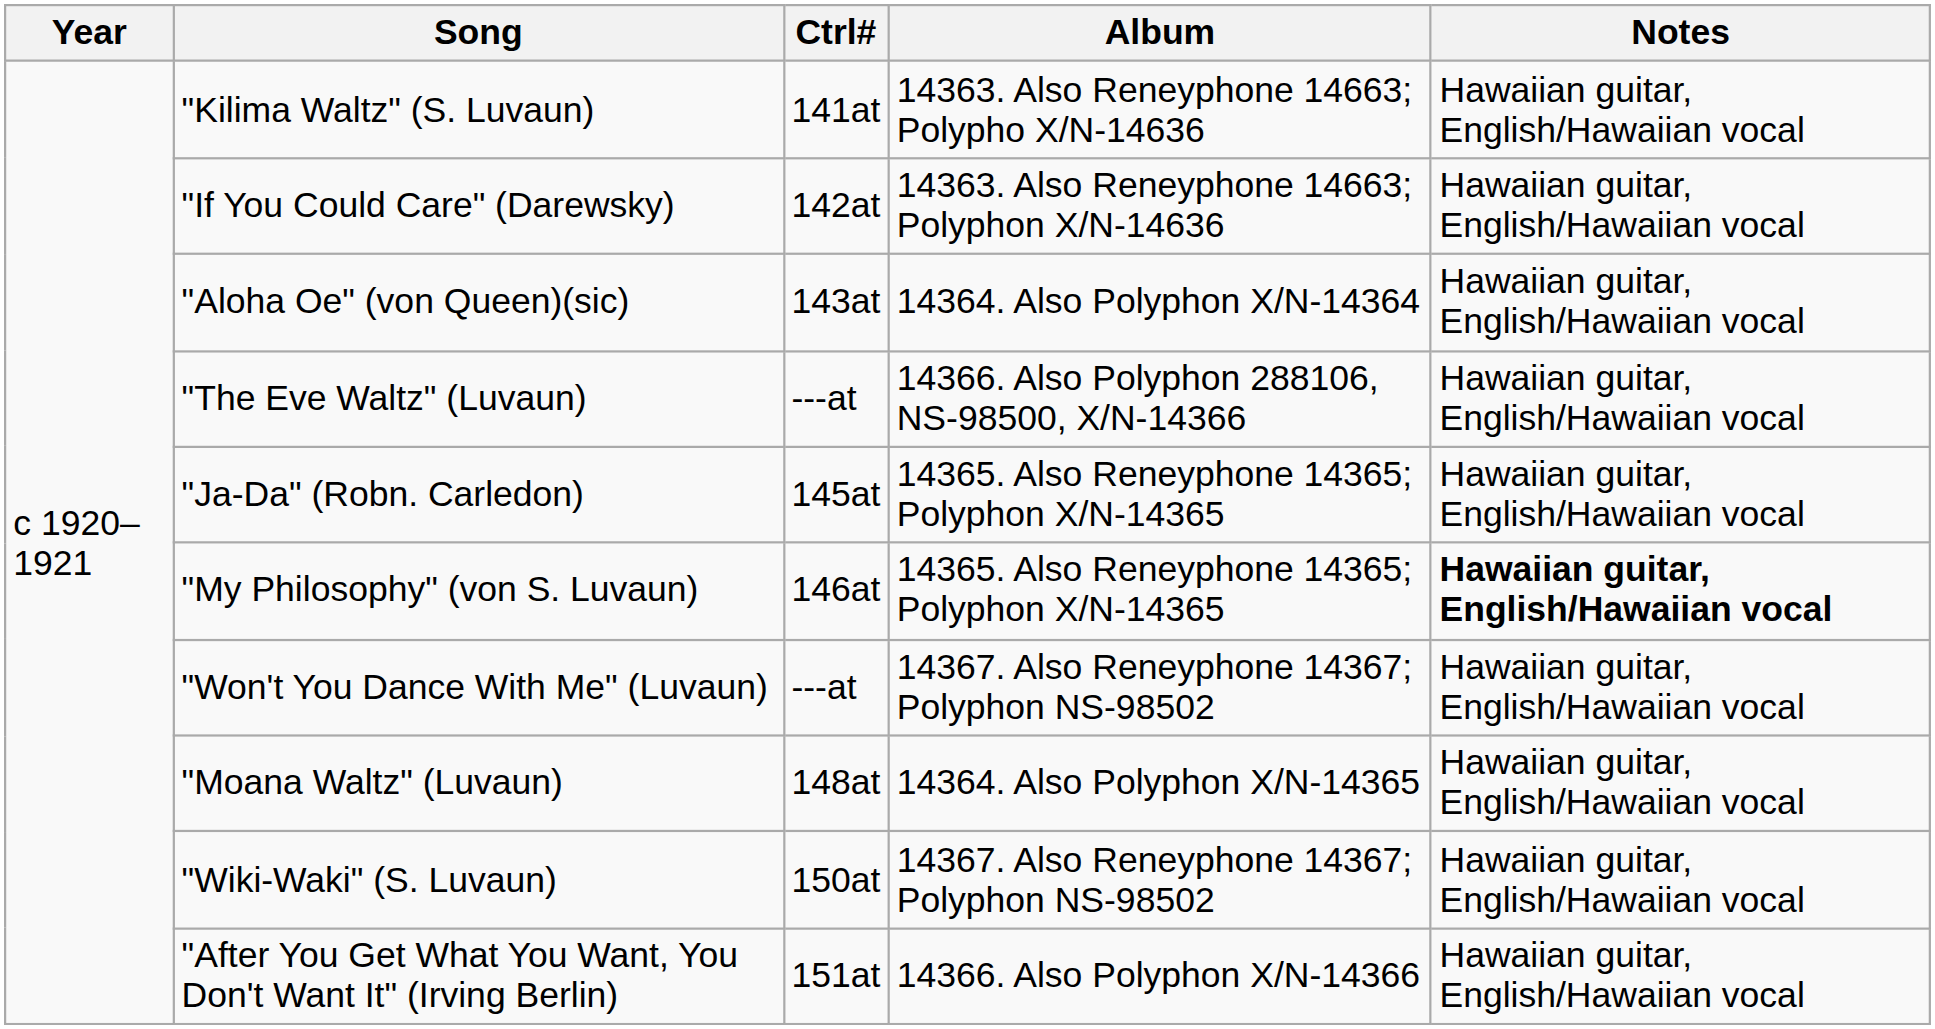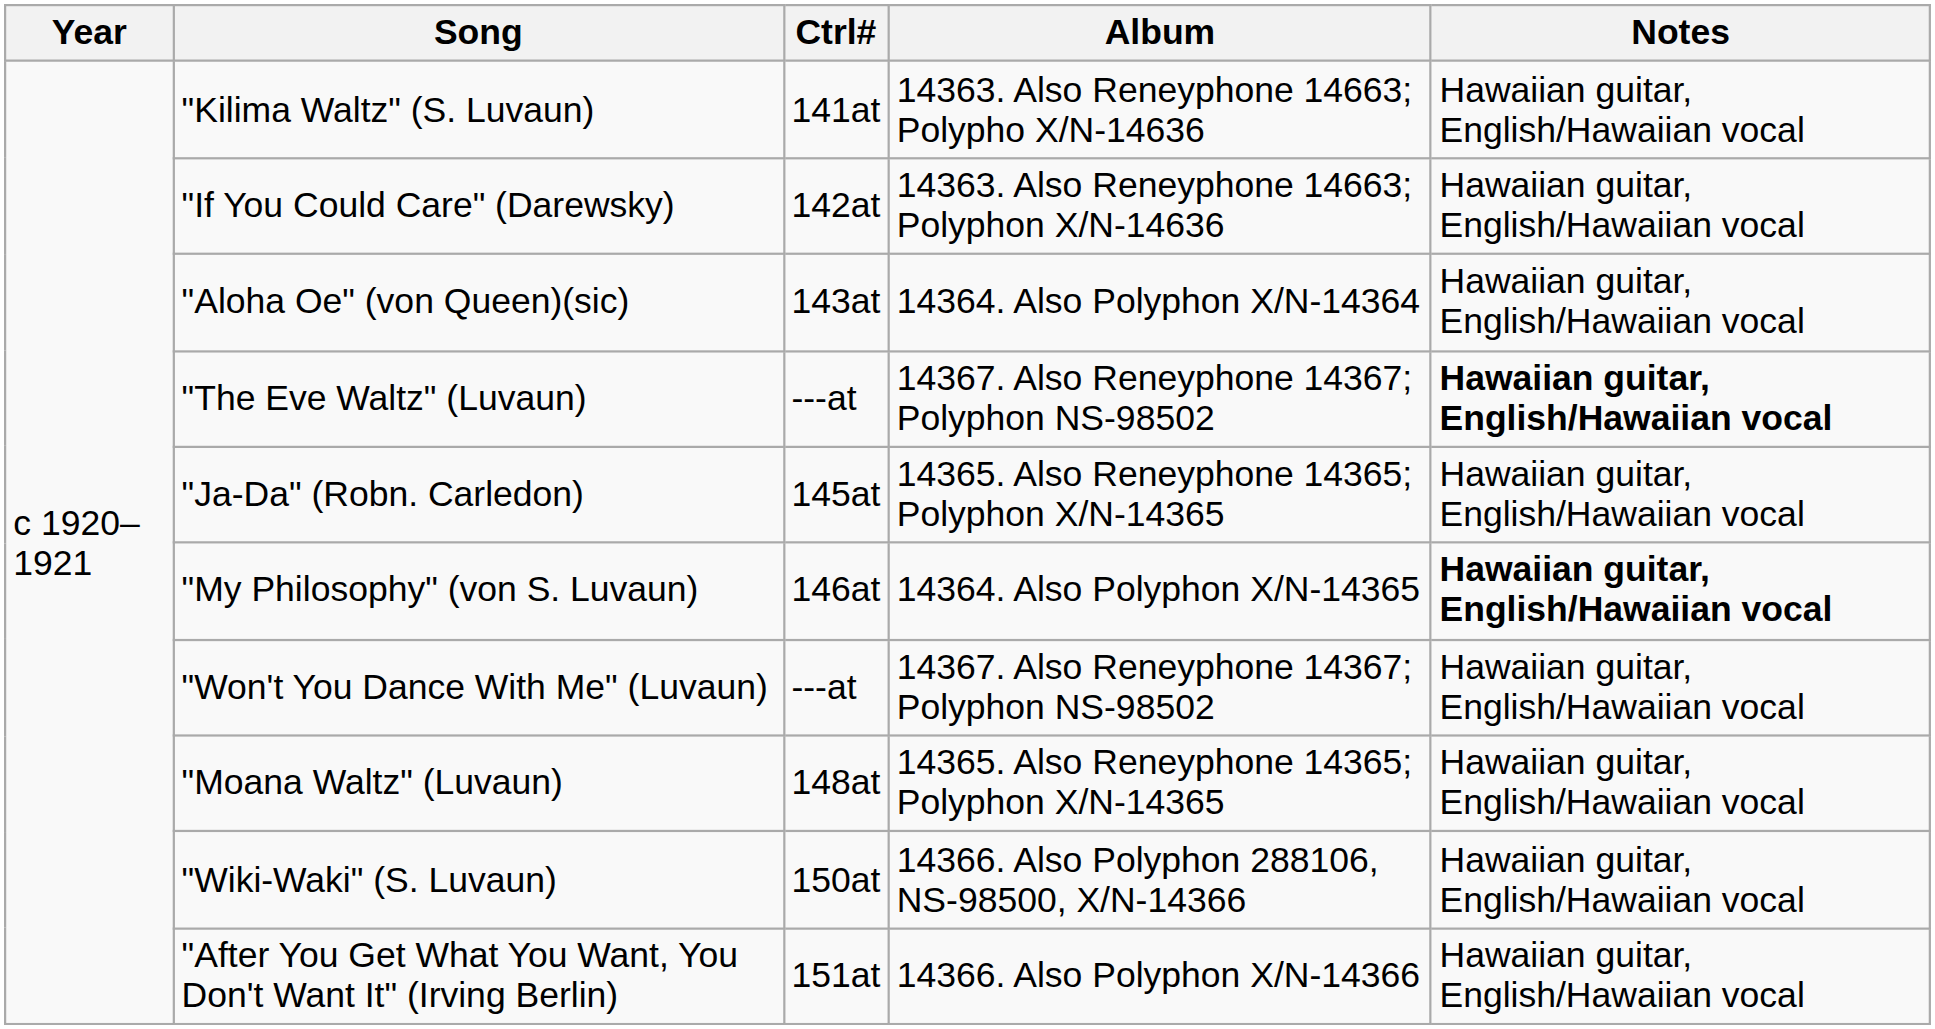(1138, 397) 14366. Also Polyphon 288106, NS-98500, X/N-14366 -> (1154, 397) 14367. Also Reneyphone 14367; Polyphon NS-98502
(1622, 397) normal -> (1636, 397) bold
(1154, 590) 14365. Also Reneyphone 14365; Polyphon X/N-14365 -> (1158, 590) 14364. Also Polyphon X/N-14365
(1158, 783) 14364. Also Polyphon X/N-14365 -> (1154, 783) 14365. Also Reneyphone 14365; Polyphon X/N-14365
(1154, 879) 14367. Also Reneyphone 14367; Polyphon NS-98502 -> (1138, 879) 14366. Also Polyphon 288106, NS-98500, X/N-14366
